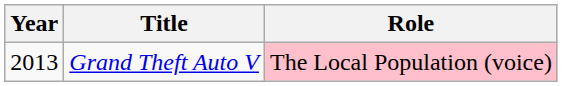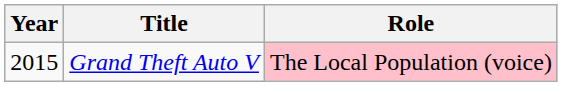(34, 61) 2013 -> (34, 61) 2015
